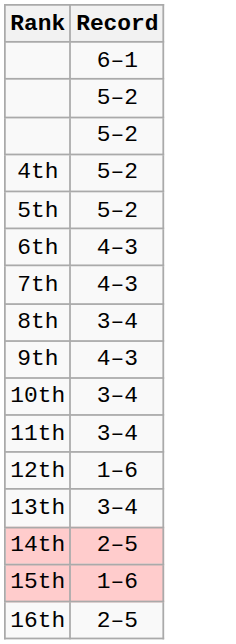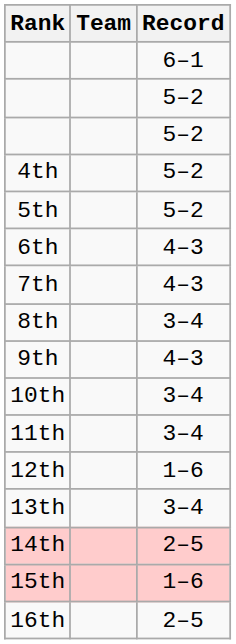+ column: (104, 24)
